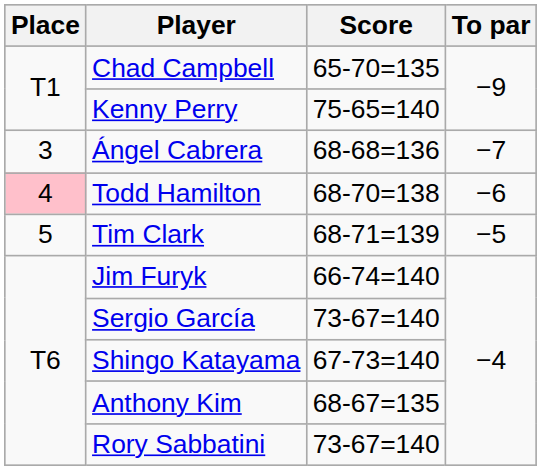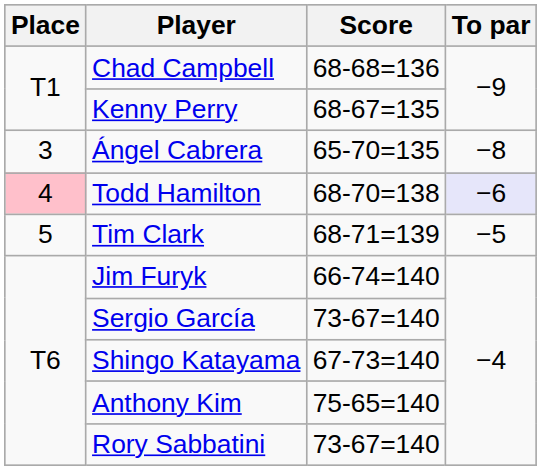(376, 67) 65-70=135 -> (376, 67) 68-68=136
(376, 109) 75-65=140 -> (376, 109) 68-67=135
(376, 151) 68-68=136 -> (376, 151) 65-70=135
(491, 151) −7 -> (491, 151) −8
(491, 192) no background -> (491, 192) lavender background
(376, 402) 68-67=135 -> (376, 402) 75-65=140
